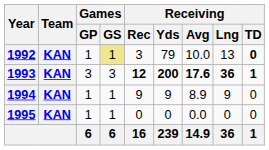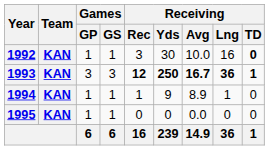(112, 54) khaki background -> (112, 54) no background
(168, 54) 79 -> (168, 54) 30
(227, 54) 13 -> (227, 54) 16
(168, 74) 200 -> (168, 74) 250
(198, 74) 17.6 -> (198, 74) 16.7
(139, 94) 9 -> (139, 94) 1
(227, 94) 9 -> (227, 94) 1
